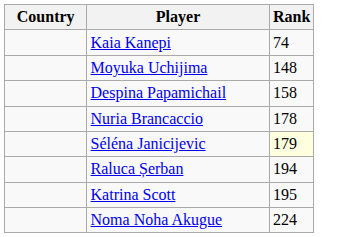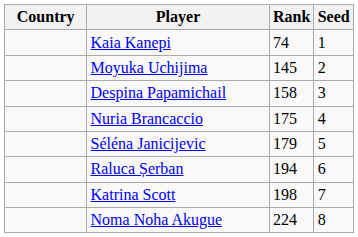+ column: (334, 17)
(285, 67) 148 -> (285, 67) 145
(285, 118) 178 -> (285, 118) 175
(285, 144) lightyellow background -> (285, 144) no background
(285, 194) 195 -> (285, 194) 198
